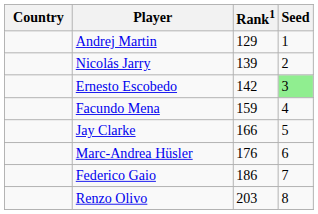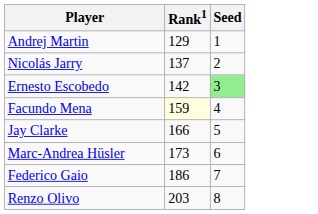- column: (38, 17)
(247, 64) 139 -> (179, 64) 137
(247, 108) no background -> (179, 108) lightyellow background
(247, 153) 176 -> (179, 153) 173
